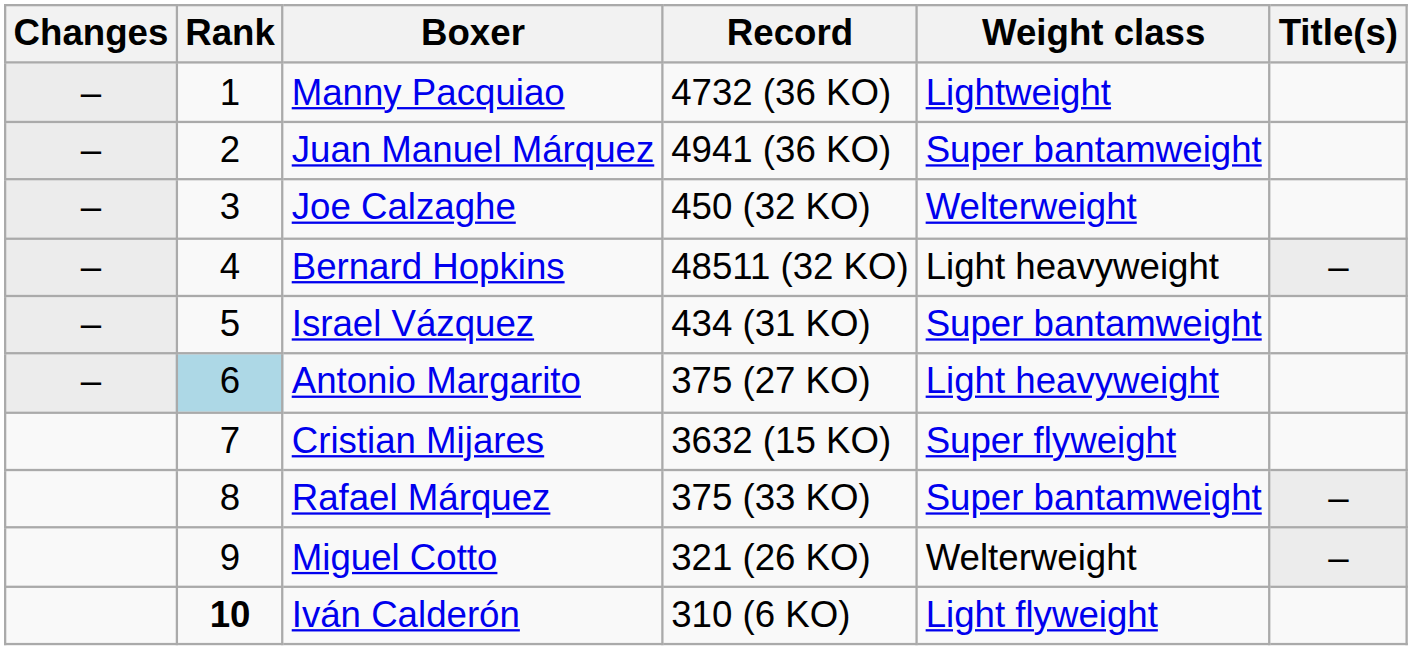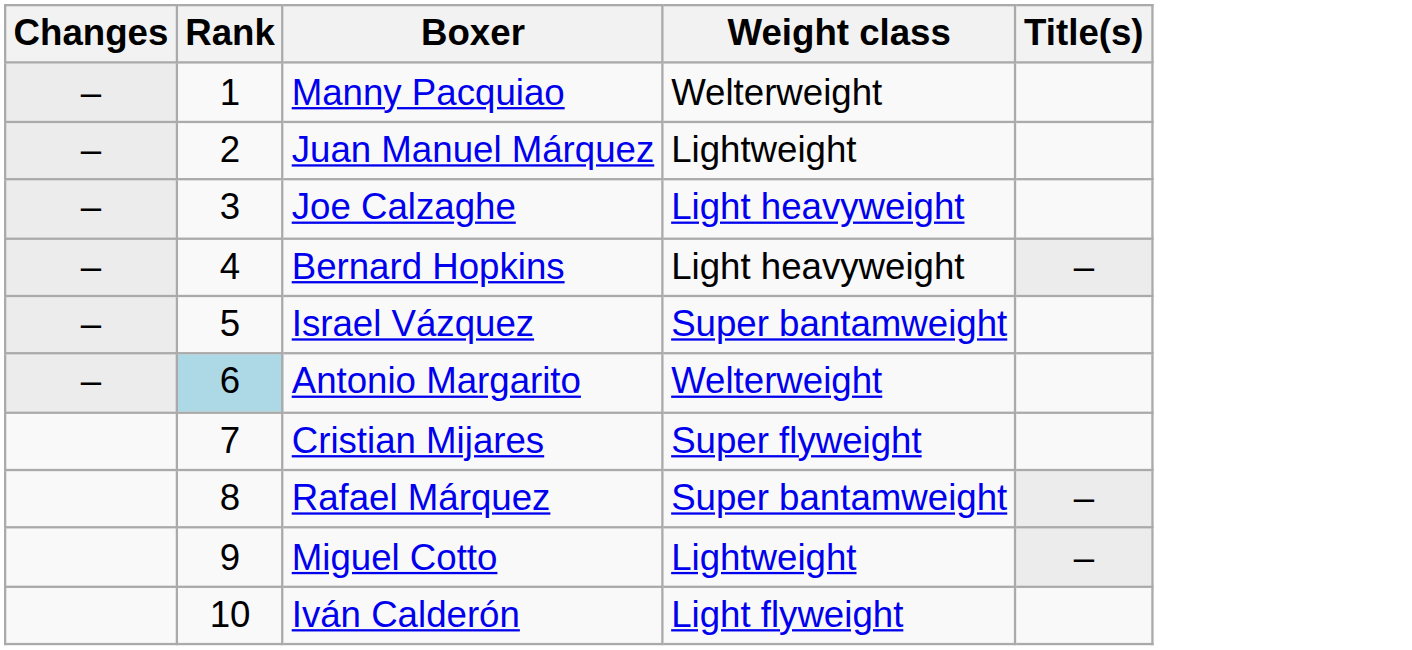- column: (790, 33)
(1018, 91) Lightweight -> (777, 91) Welterweight
(1094, 149) Super bantamweight -> (764, 149) Lightweight
(1031, 207) Welterweight -> (818, 207) Light heavyweight
(1072, 382) Light heavyweight -> (777, 382) Welterweight
(1031, 556) Welterweight -> (764, 556) Lightweight
(230, 614) bold -> (230, 614) normal
